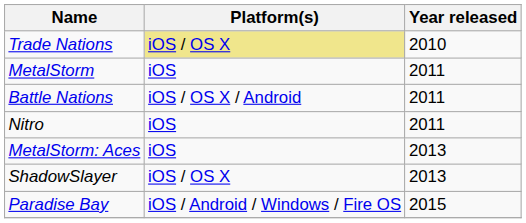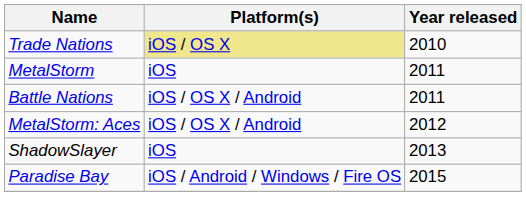- row: (26, 124)
(162, 151) iOS -> (225, 124) iOS / OS X / Android
(428, 151) 2013 -> (428, 124) 2012
(189, 177) iOS / OS X -> (162, 151) iOS
